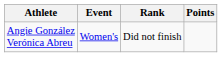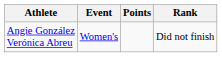columns swapped: (200, 13) <-> (152, 13)
